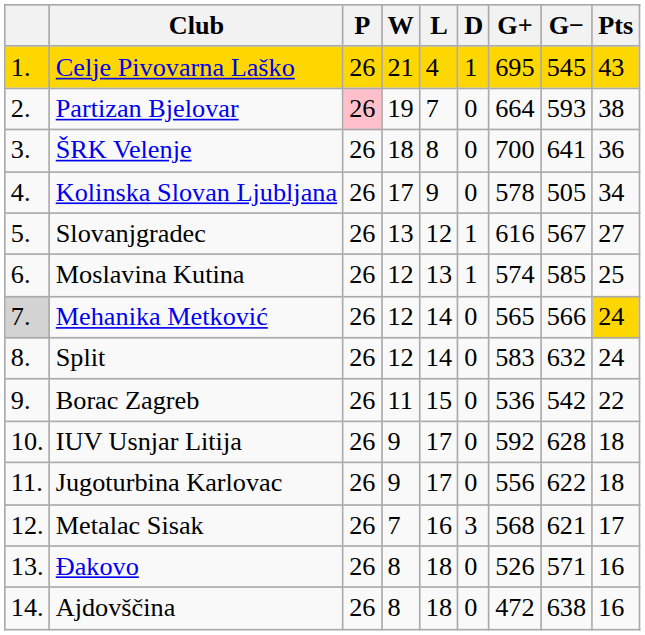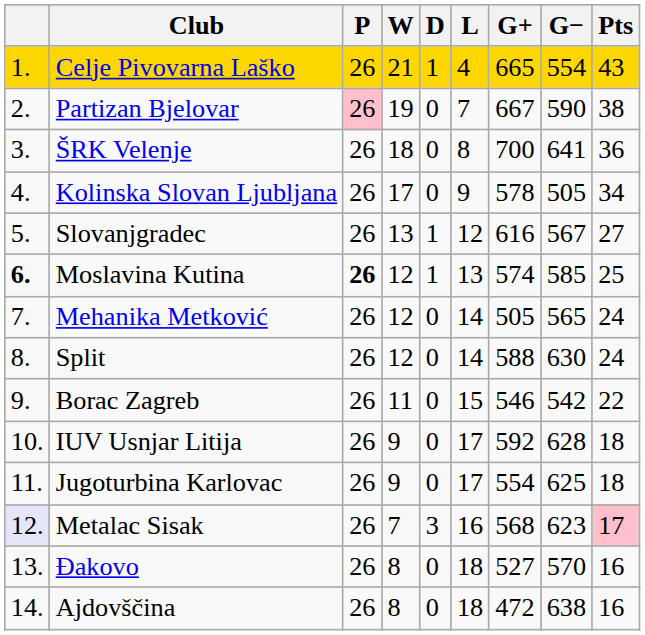columns swapped: (474, 25) <-> (439, 25)
(515, 66) 695 -> (515, 66) 665
(566, 66) 545 -> (566, 66) 554
(515, 108) 664 -> (515, 108) 667
(566, 108) 593 -> (566, 108) 590
(21, 274) normal -> (21, 274) bold
(362, 274) normal -> (362, 274) bold
(21, 316) lightgrey background -> (21, 316) no background
(515, 316) 565 -> (515, 316) 505
(566, 316) 566 -> (566, 316) 565
(611, 316) gold background -> (611, 316) no background
(515, 358) 583 -> (515, 358) 588
(566, 358) 632 -> (566, 358) 630
(515, 399) 536 -> (515, 399) 546
(515, 483) 556 -> (515, 483) 554
(566, 483) 622 -> (566, 483) 625
(27, 524) no background -> (27, 524) lavender background
(566, 524) 621 -> (566, 524) 623
(611, 524) no background -> (611, 524) pink background
(515, 566) 526 -> (515, 566) 527
(566, 566) 571 -> (566, 566) 570
